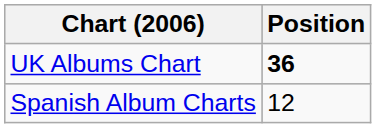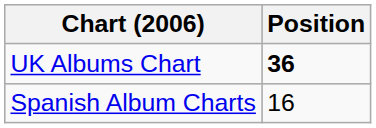(281, 102) 12 -> (281, 102) 16
